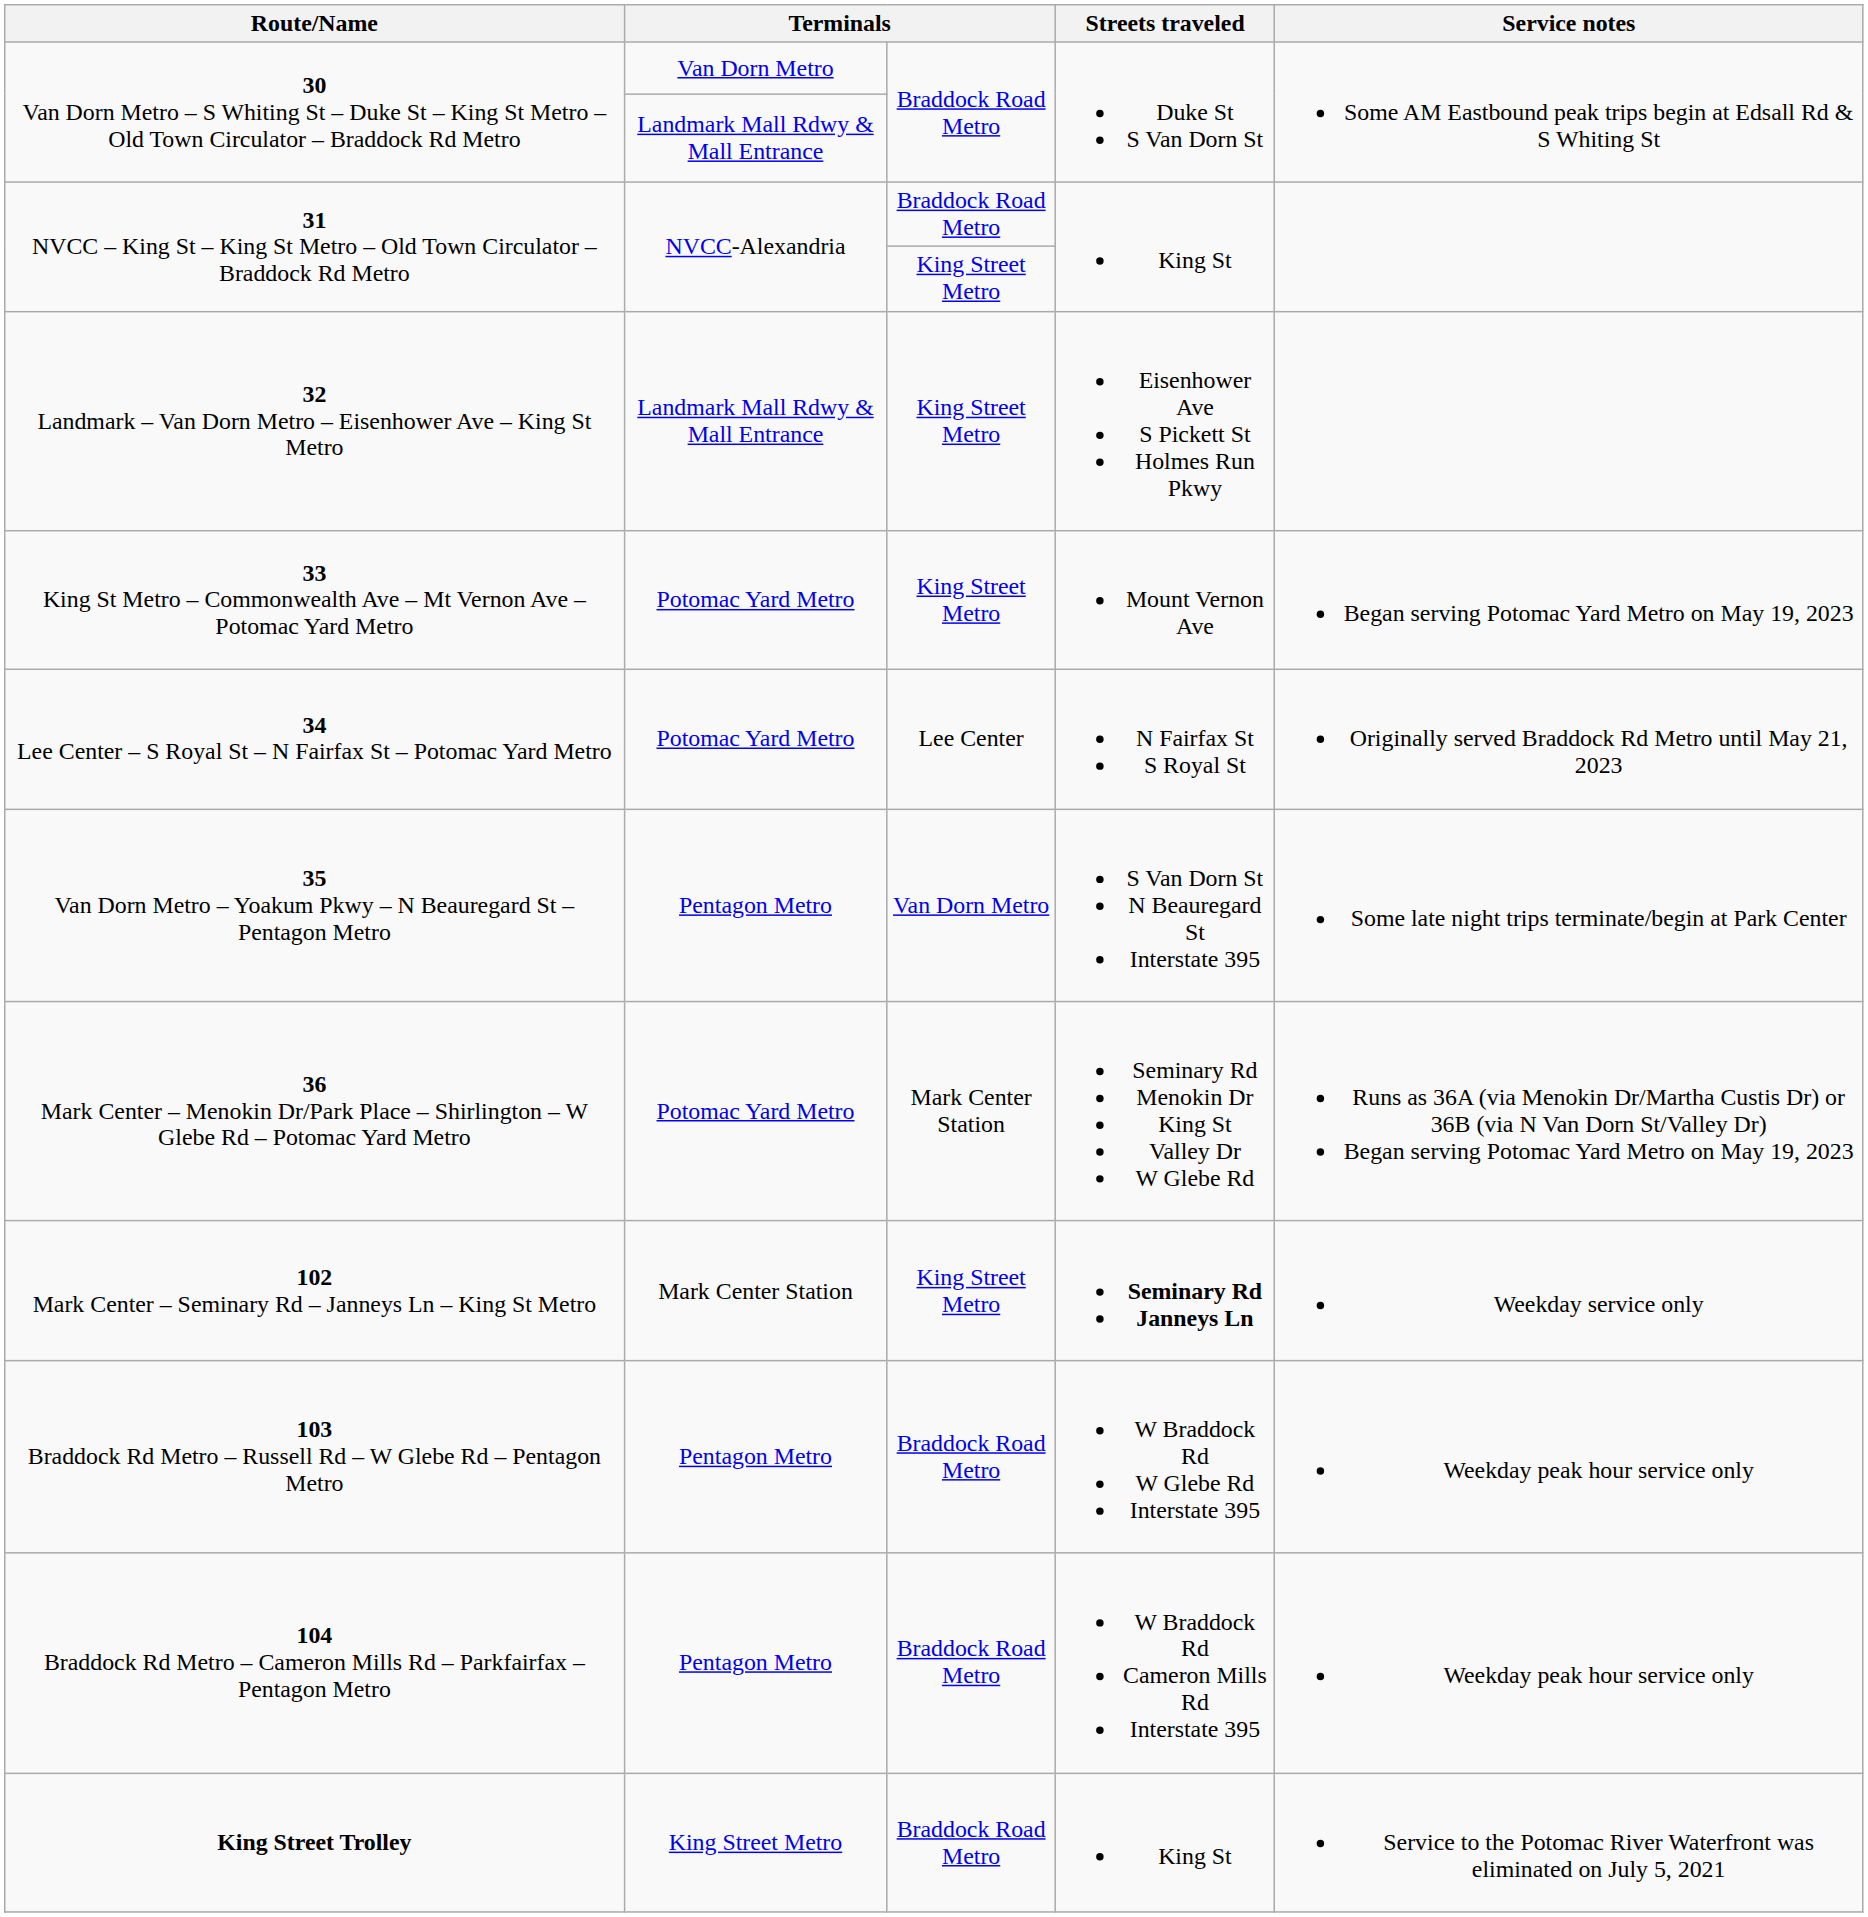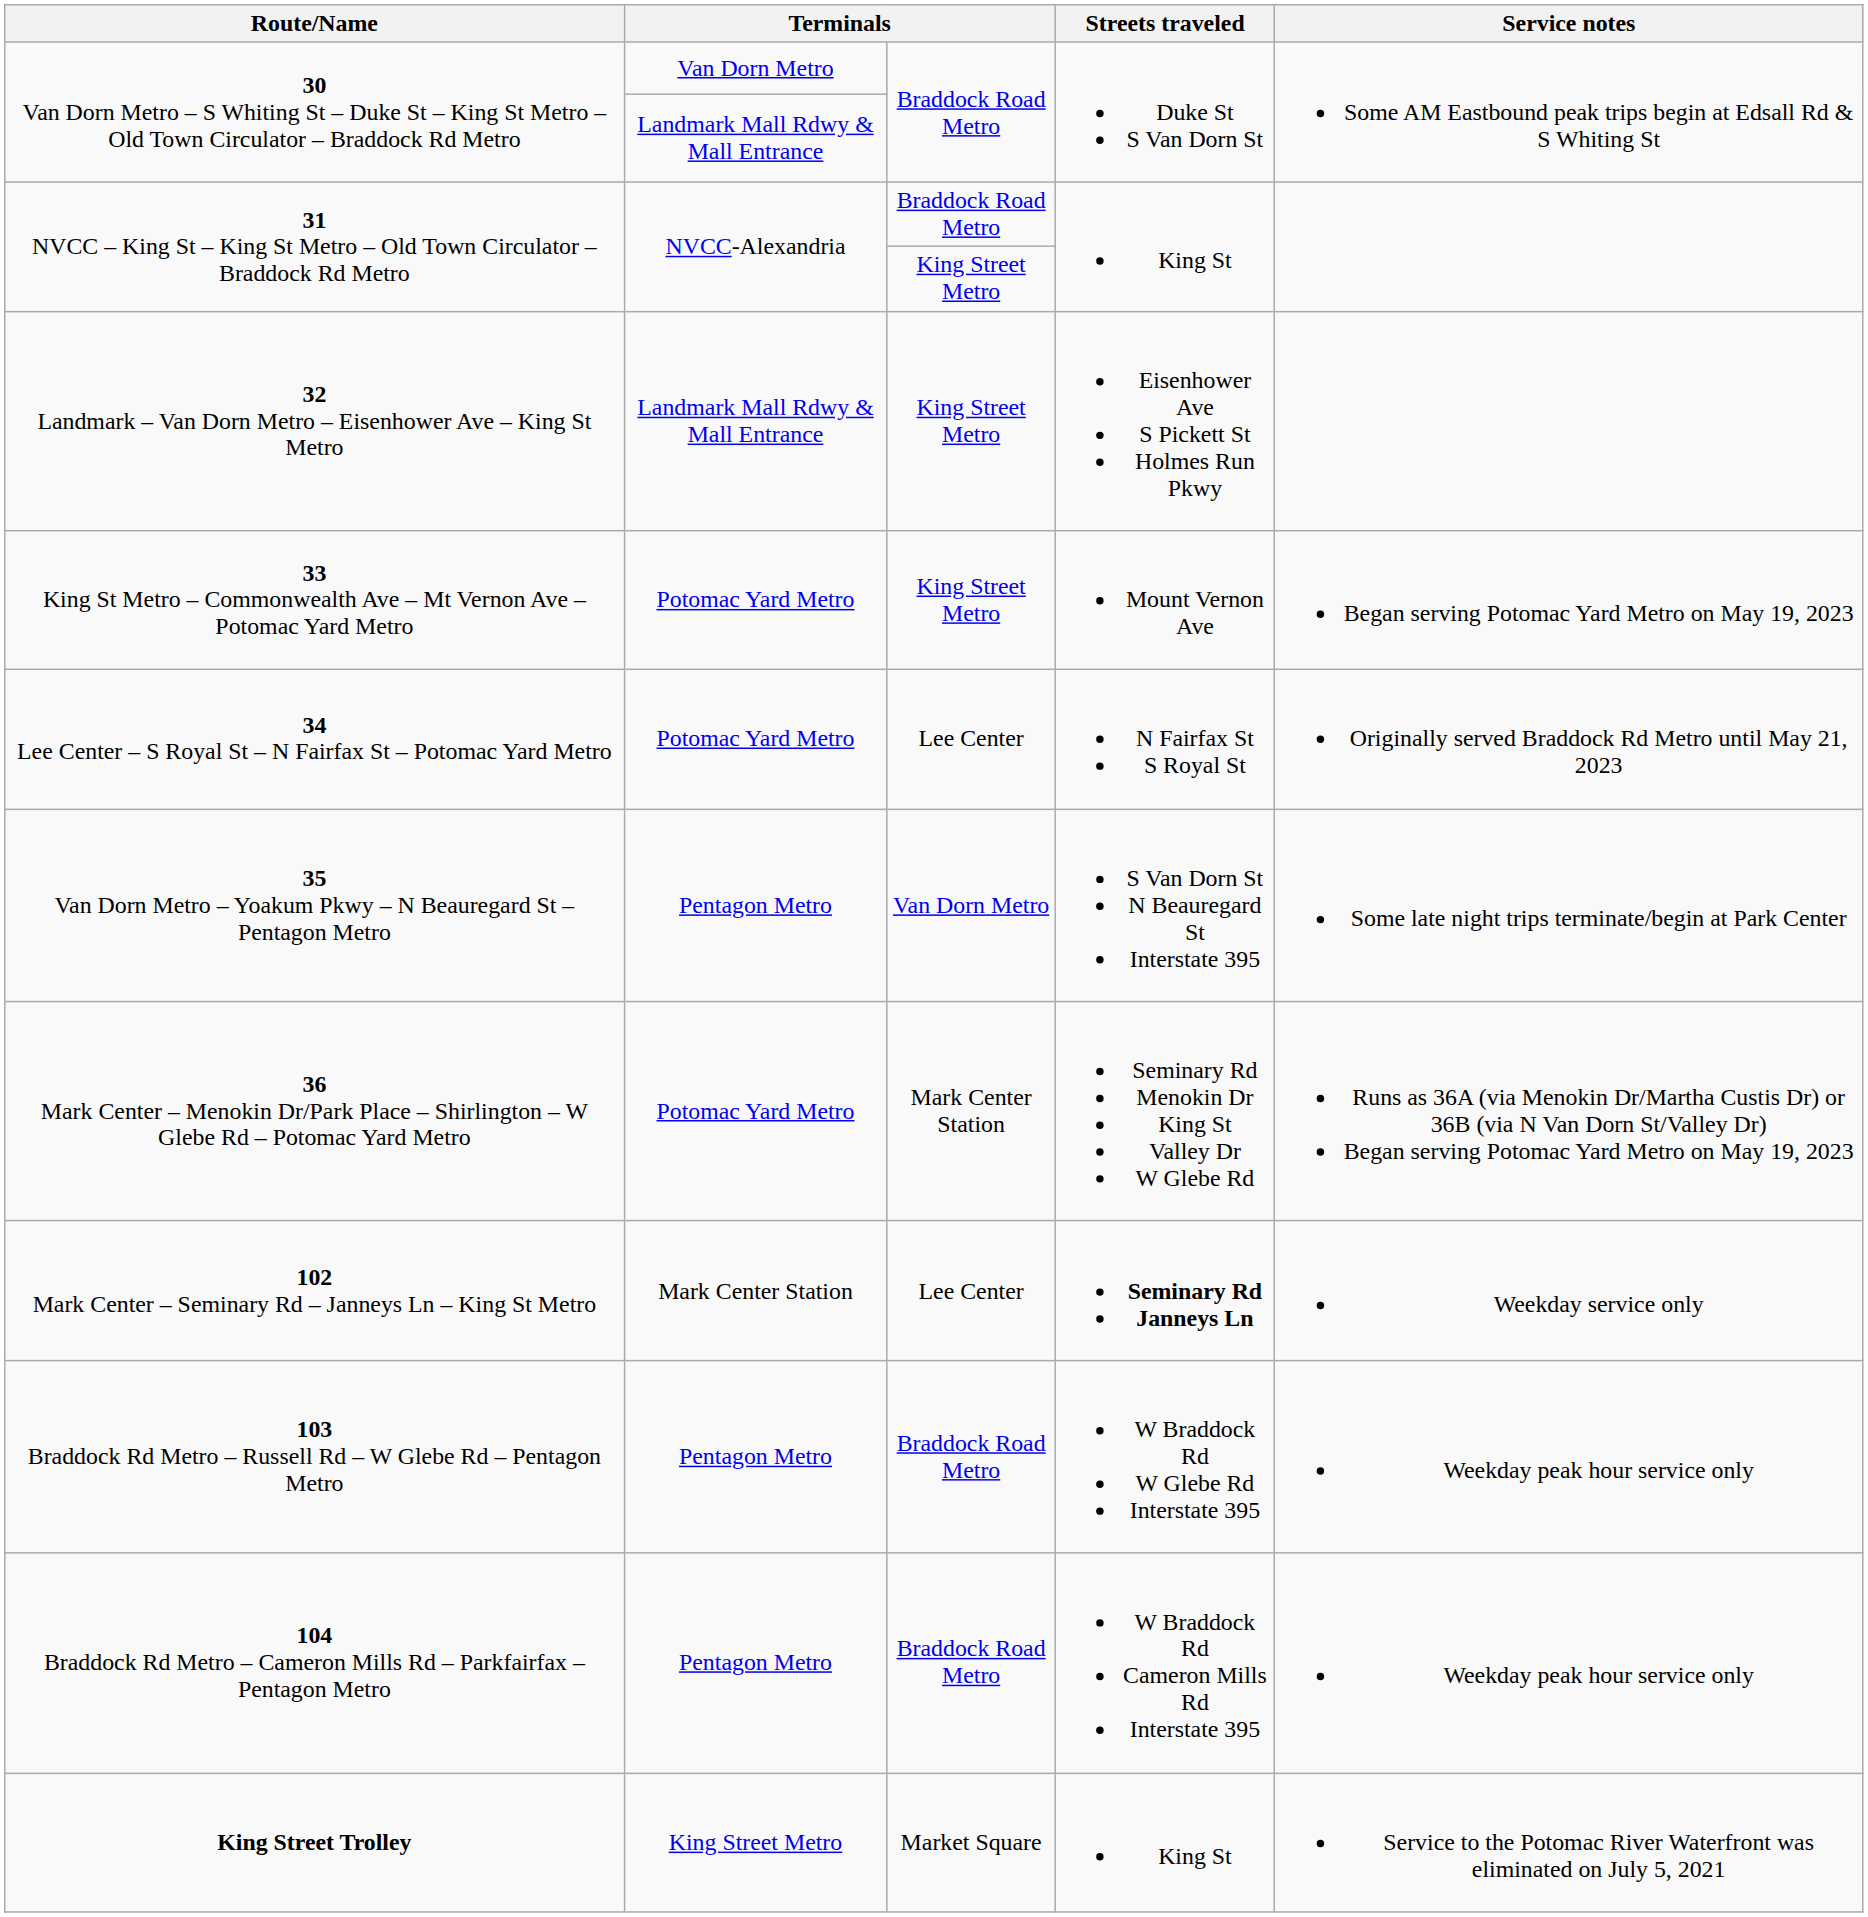(971, 1290) King Street Metro -> (971, 1290) Lee Center
(971, 1841) Braddock Road Metro -> (971, 1841) Market Square
